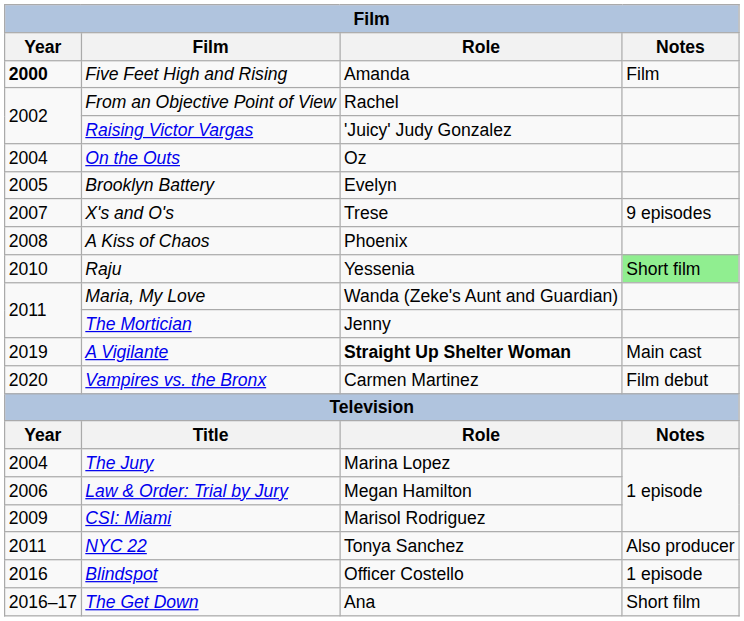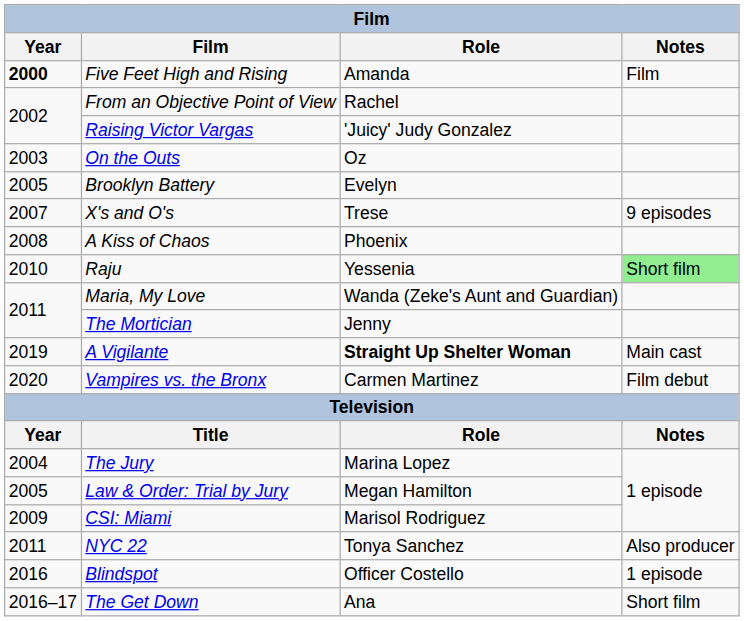(28, 158) 2004 -> (28, 158) 2003
(28, 491) 2006 -> (28, 491) 2005
